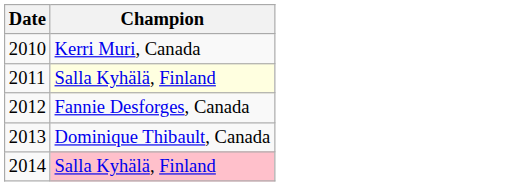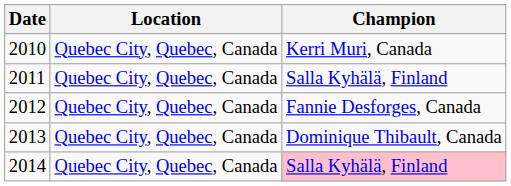+ column: (166, 19)
(135, 78) lightyellow background -> (367, 78) no background
